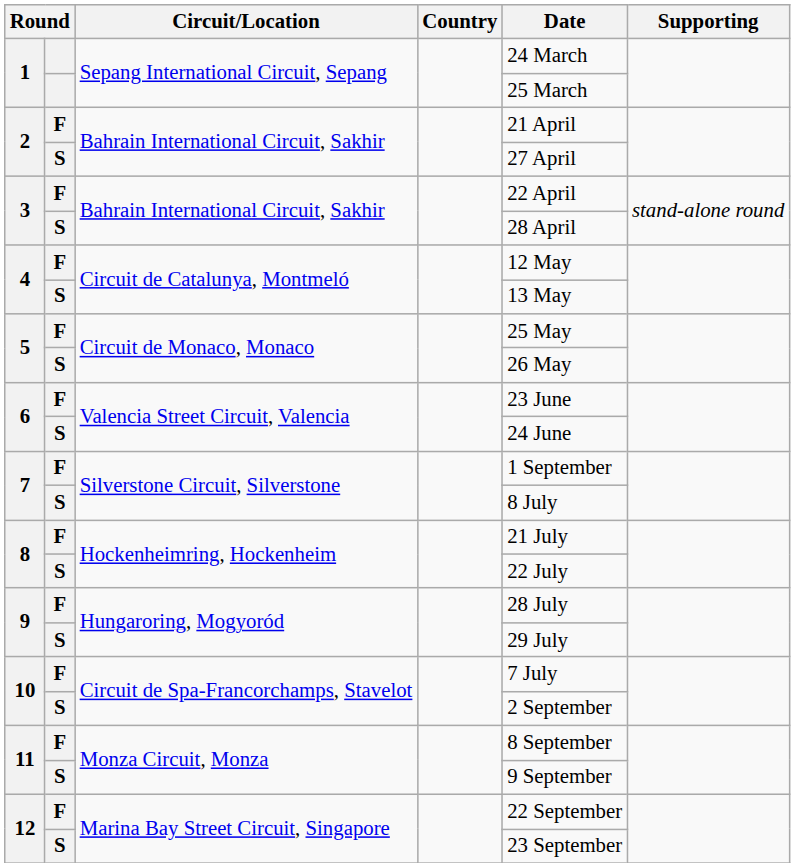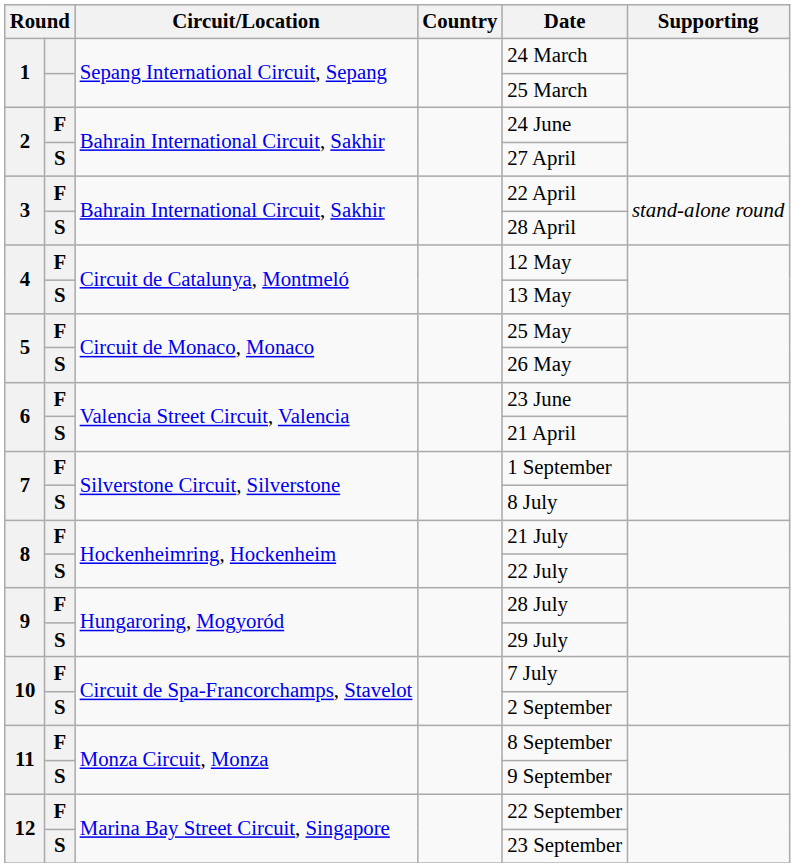(542, 124) 21 April -> (539, 124) 24 June
(539, 433) 24 June -> (542, 433) 21 April
